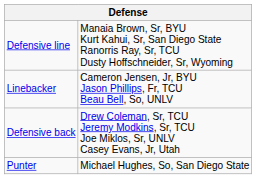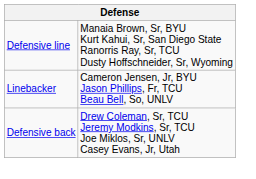- row: (22, 166)
